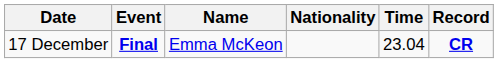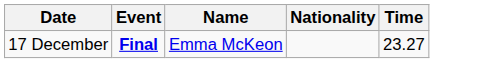- column: (461, 17)
(404, 44) 23.04 -> (404, 44) 23.27
